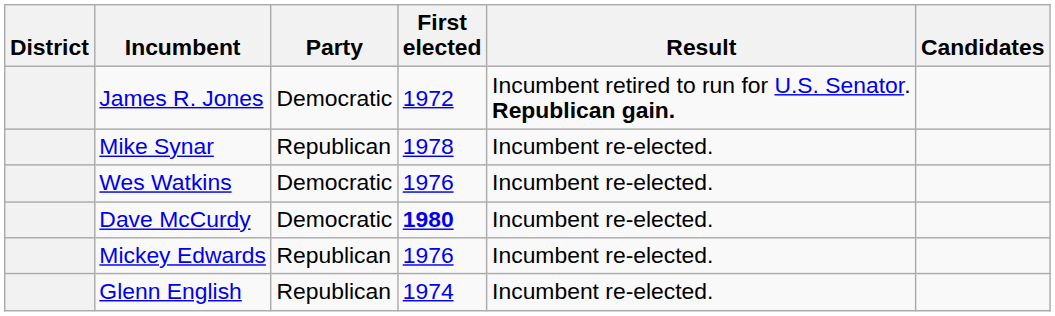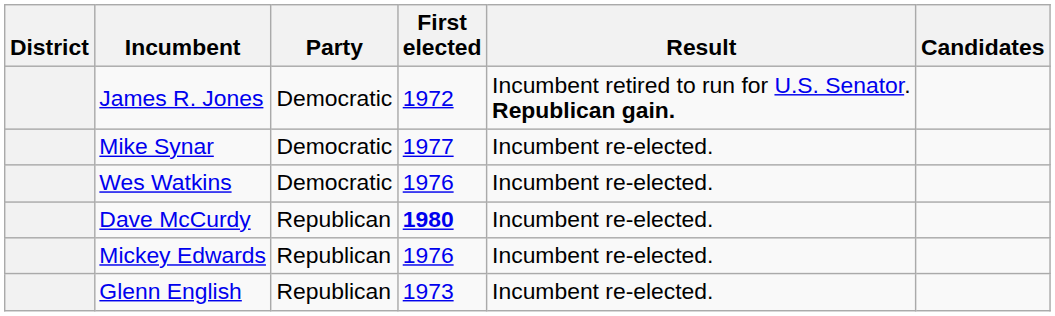(334, 146) Republican -> (334, 146) Democratic
(428, 146) 1978 -> (428, 146) 1977
(334, 219) Democratic -> (334, 219) Republican
(428, 291) 1974 -> (428, 291) 1973
